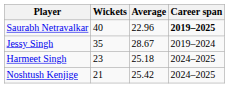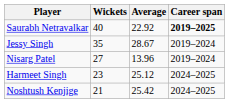(143, 28) 22.96 -> (143, 28) 22.92
+ row: (31, 59)
(143, 59) 25.18 -> (143, 75) 25.12
